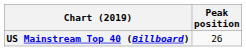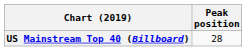(217, 39) 26 -> (217, 39) 28
